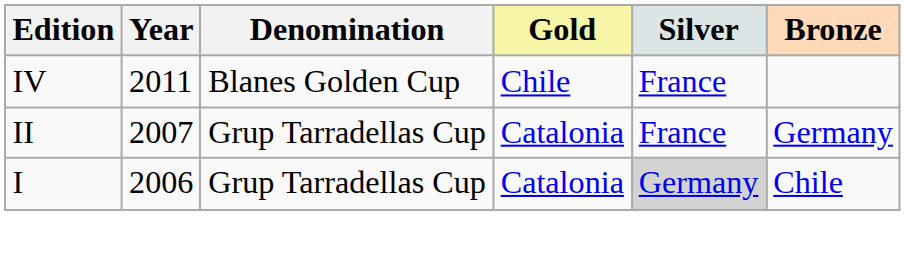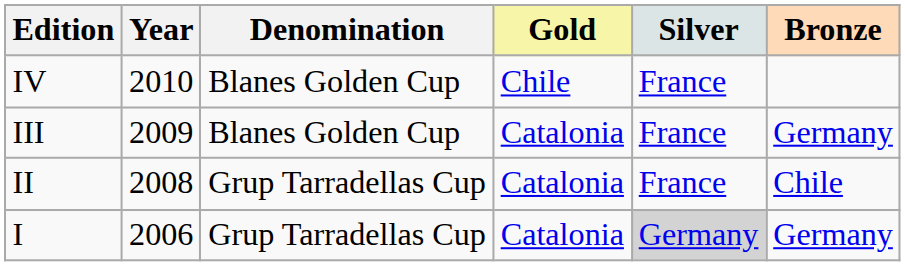(161, 81) 2011 -> (161, 81) 2010
+ row: (28, 132)
(161, 132) 2007 -> (161, 183) 2008
(833, 132) Germany -> (808, 183) Chile
(808, 183) Chile -> (833, 234) Germany
